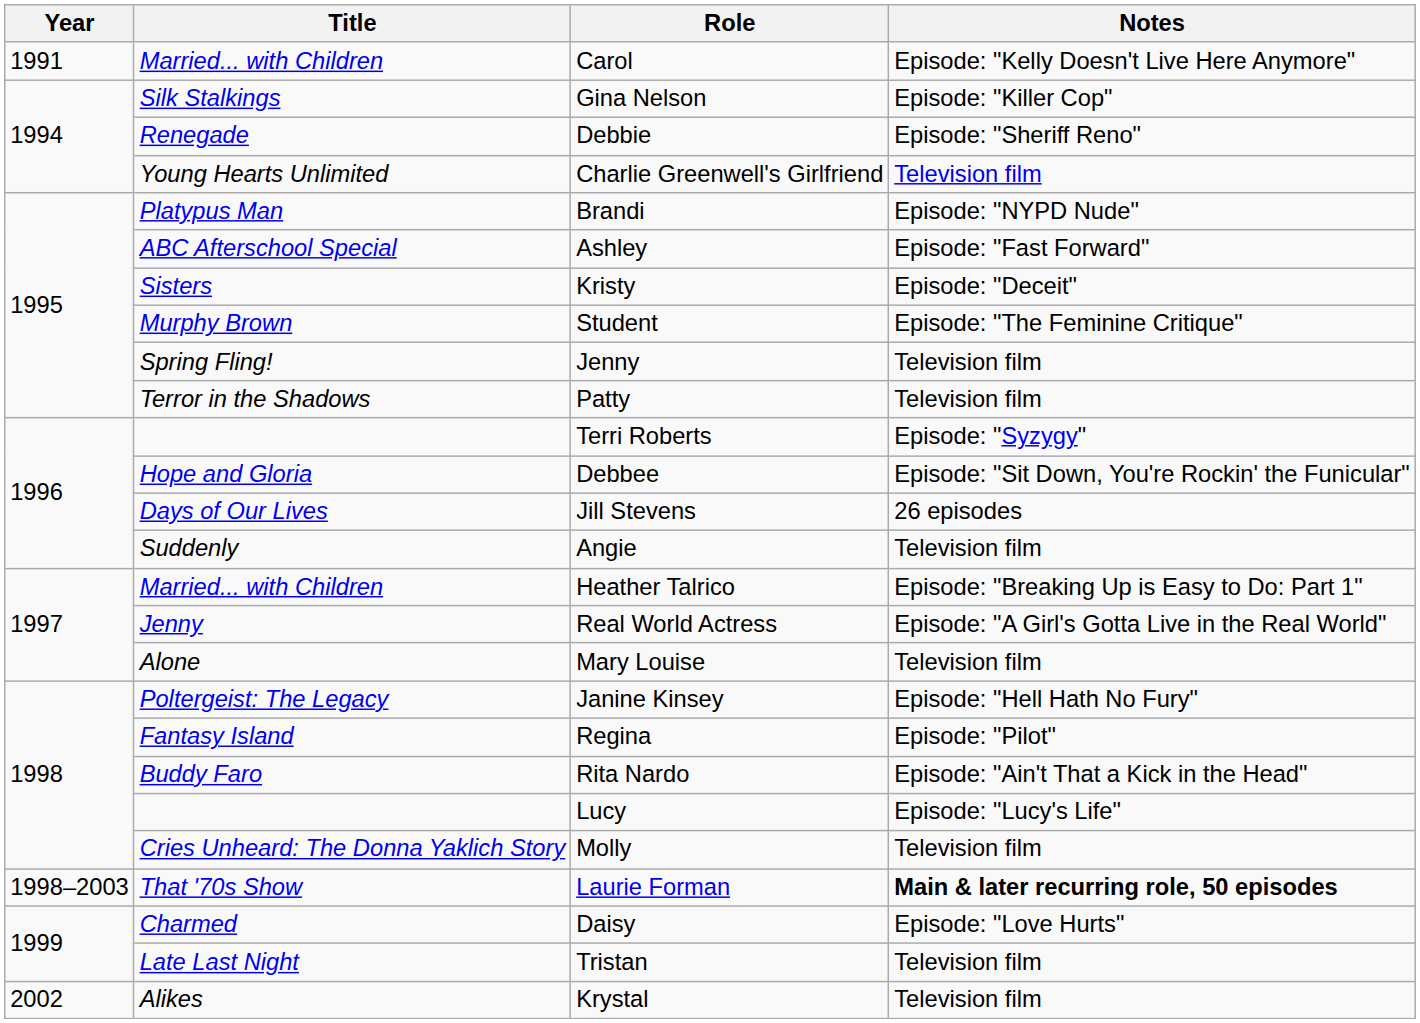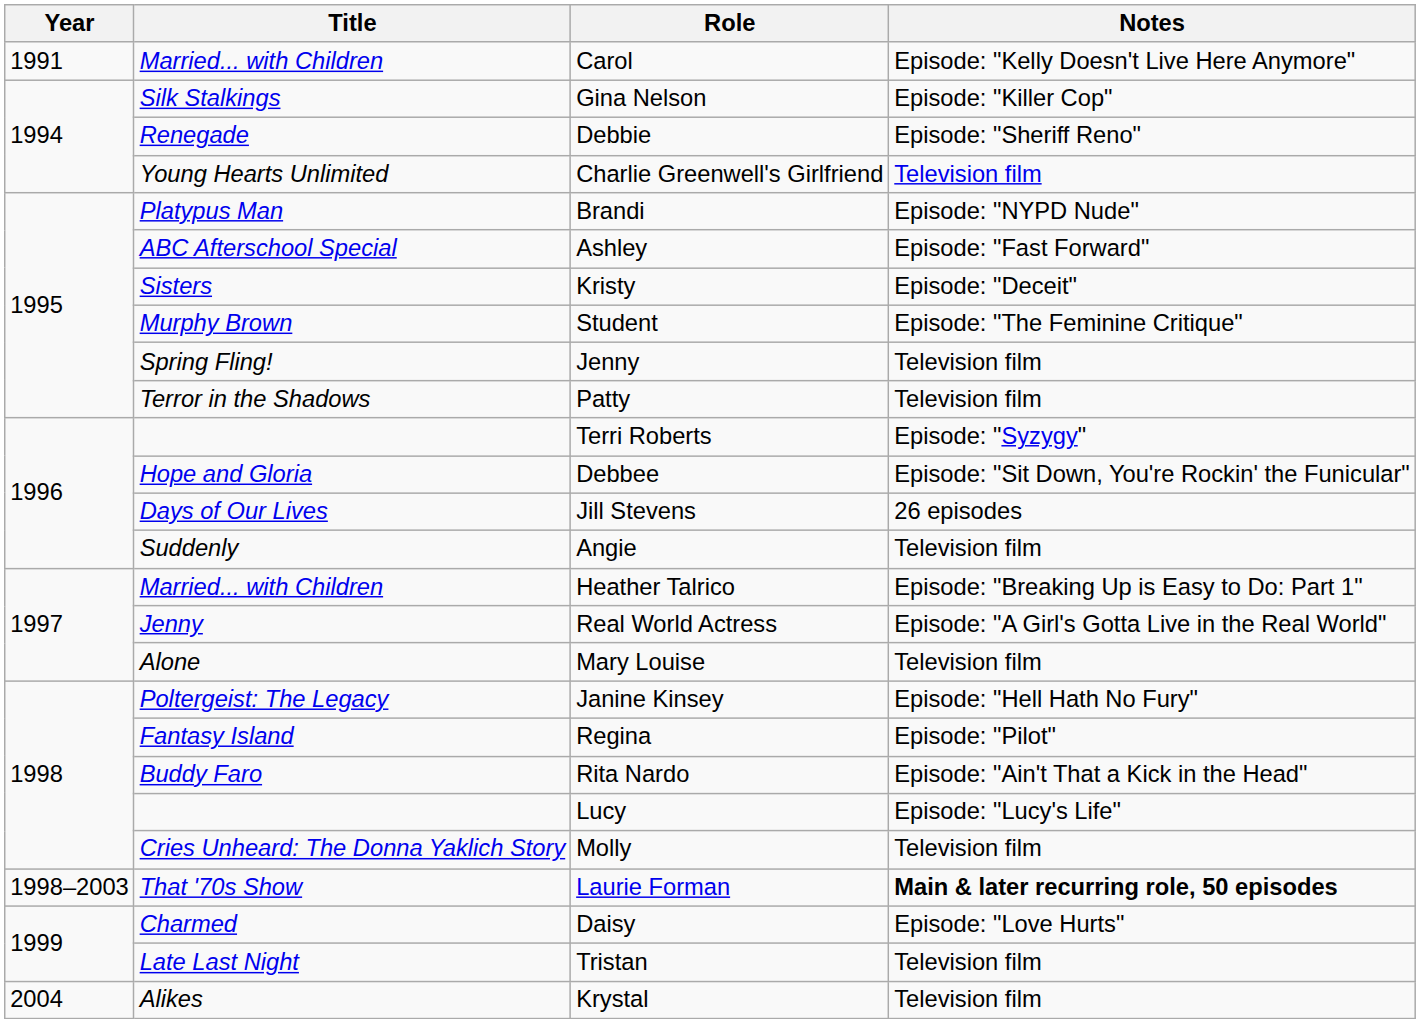(37, 999) 2002 -> (37, 999) 2004
